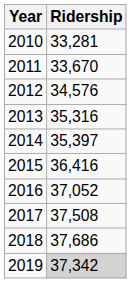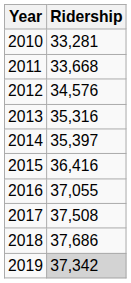(74, 66) 33,670 -> (74, 66) 33,668
(74, 191) 37,052 -> (74, 191) 37,055
